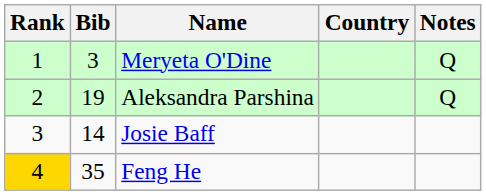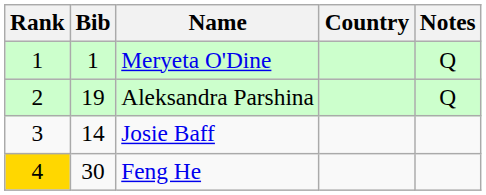(93, 60) 3 -> (93, 60) 1
(93, 171) 35 -> (93, 171) 30
